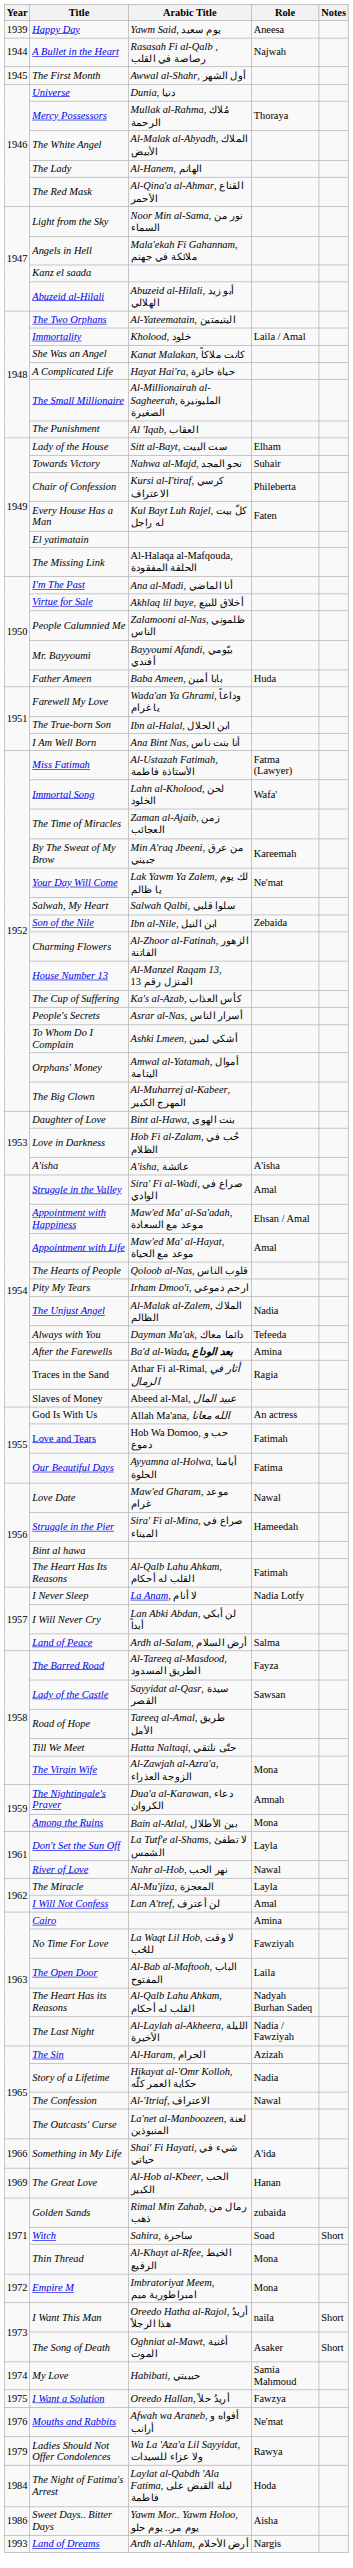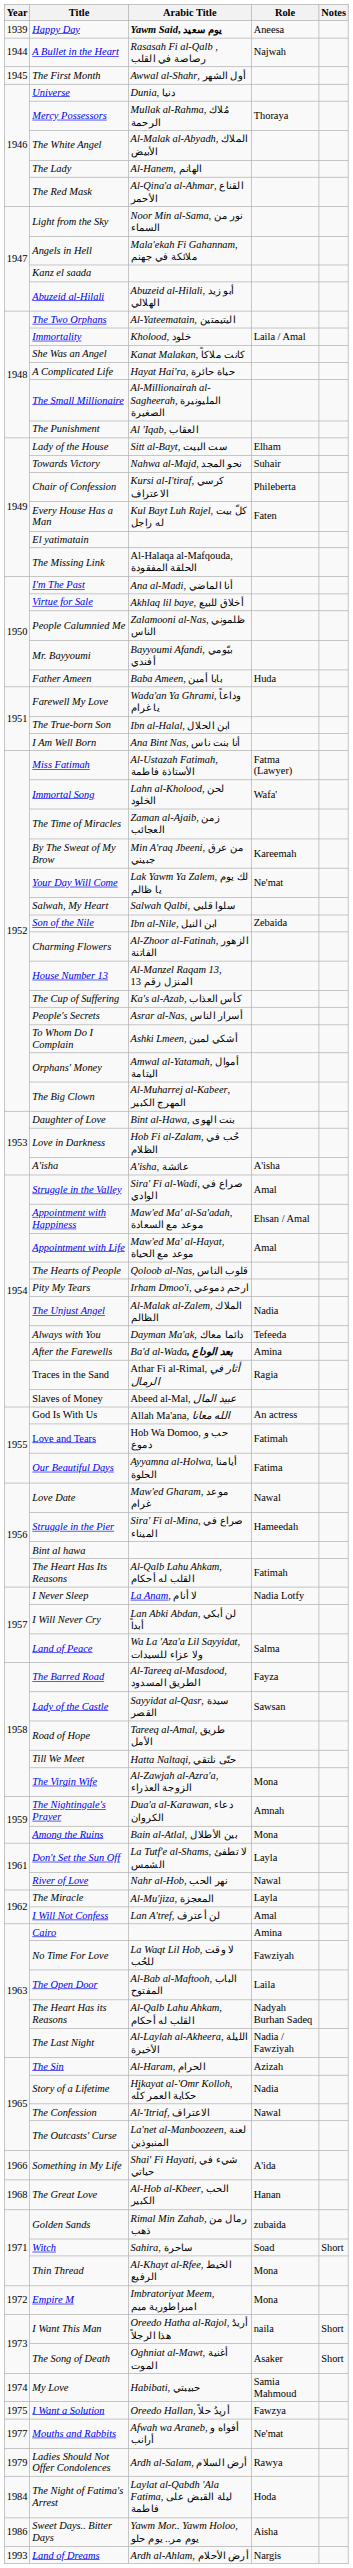(175, 29) normal -> (176, 29) bold
(189, 1642) Ardh al-Salam, أرض السلام -> (185, 1648) Wa La 'Aza'a Lil Sayyidat, ولا عزاء للسيدات
(17, 2183) 1969 -> (17, 2194) 1968
(17, 2421) 1976 -> (17, 2433) 1977
(185, 2451) Wa La 'Aza'a Lil Sayyidat, ولا عزاء للسيدات -> (189, 2462) Ardh al-Salam, أرض السلام
